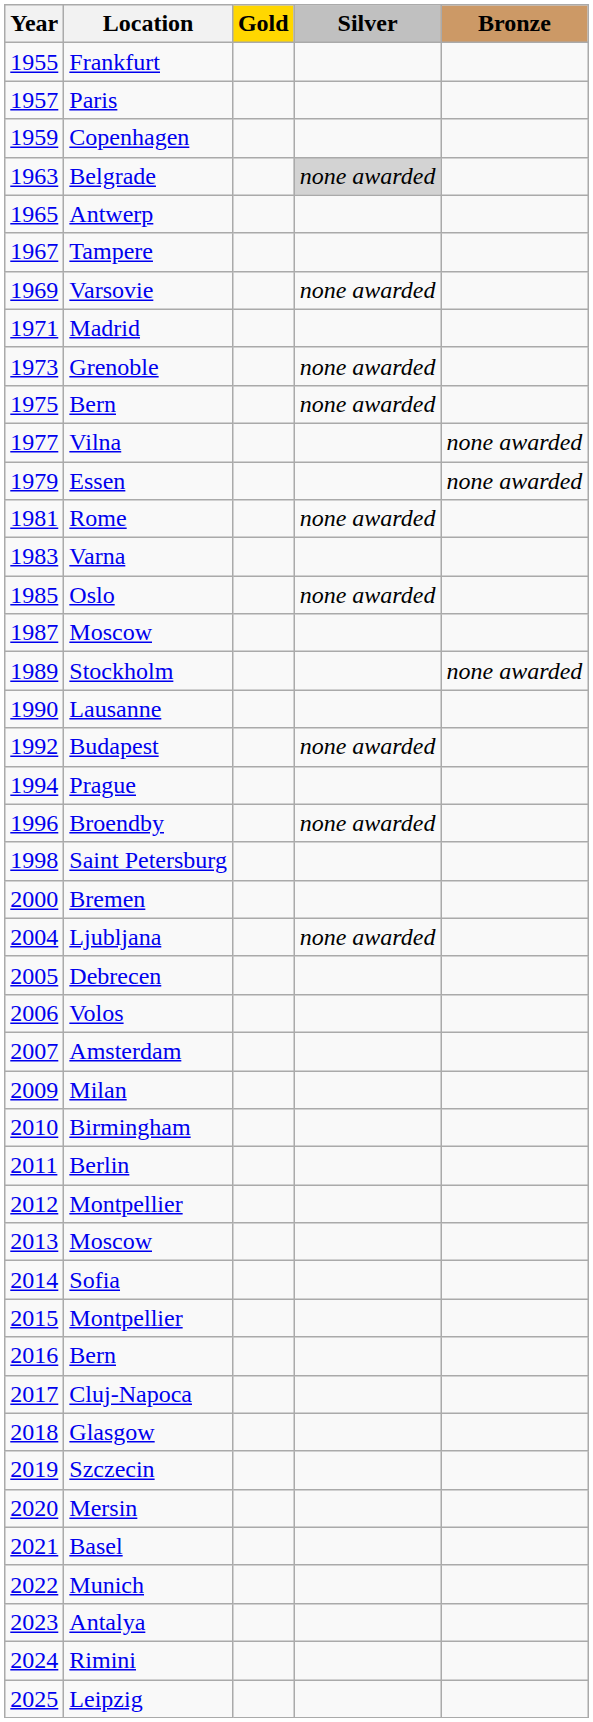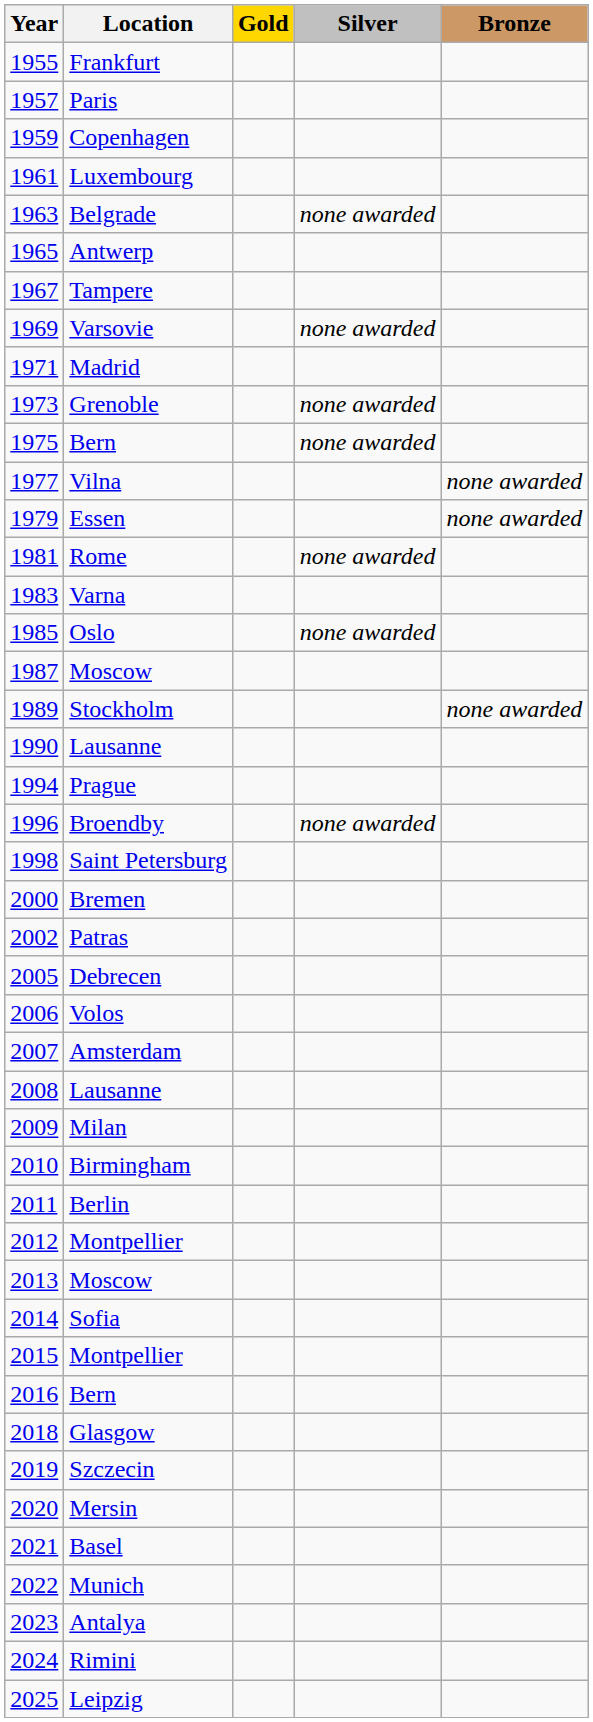+ row: (34, 175)
(368, 175) lightgrey background -> (368, 213) no background
- row: (34, 746)
+ row: (34, 937)
- row: (34, 937)
+ row: (34, 1089)
- row: (34, 1393)
